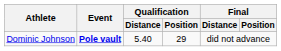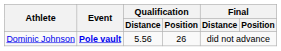(143, 39) 5.40 -> (143, 39) 5.56
(181, 39) 29 -> (181, 39) 26
